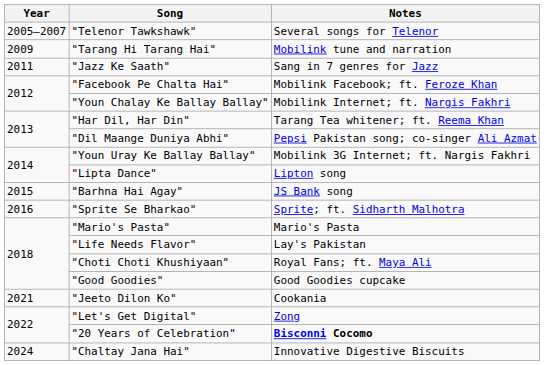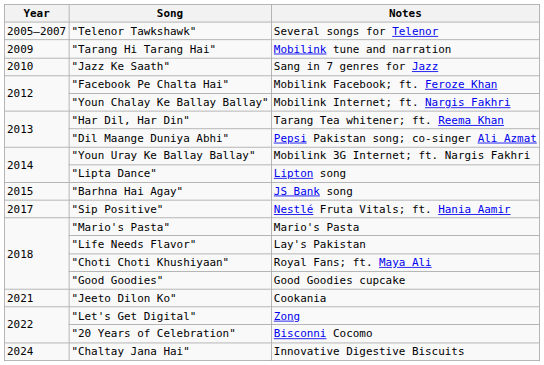(20, 67) 2011 -> (20, 67) 2010
- row: (134, 209)
+ row: (117, 209)
(323, 334) bold -> (323, 334) normal
